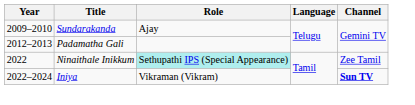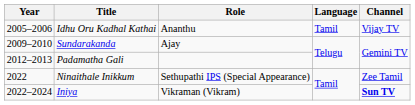+ row: (106, 28)
(213, 60) paleturquoise background -> (235, 76) no background
